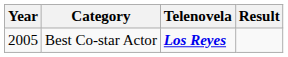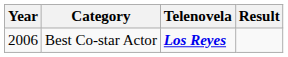(23, 40) 2005 -> (23, 40) 2006
